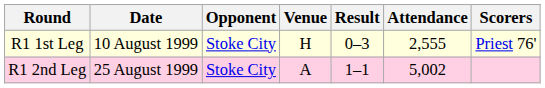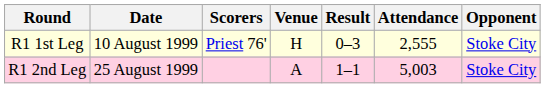columns swapped: (241, 17) <-> (506, 17)
(428, 69) 5,002 -> (418, 69) 5,003
